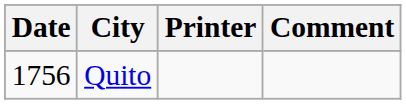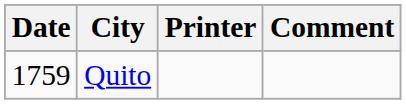(41, 74) 1756 -> (41, 74) 1759
